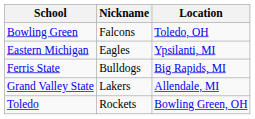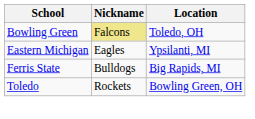(117, 31) no background -> (112, 31) khaki background
- row: (50, 86)
